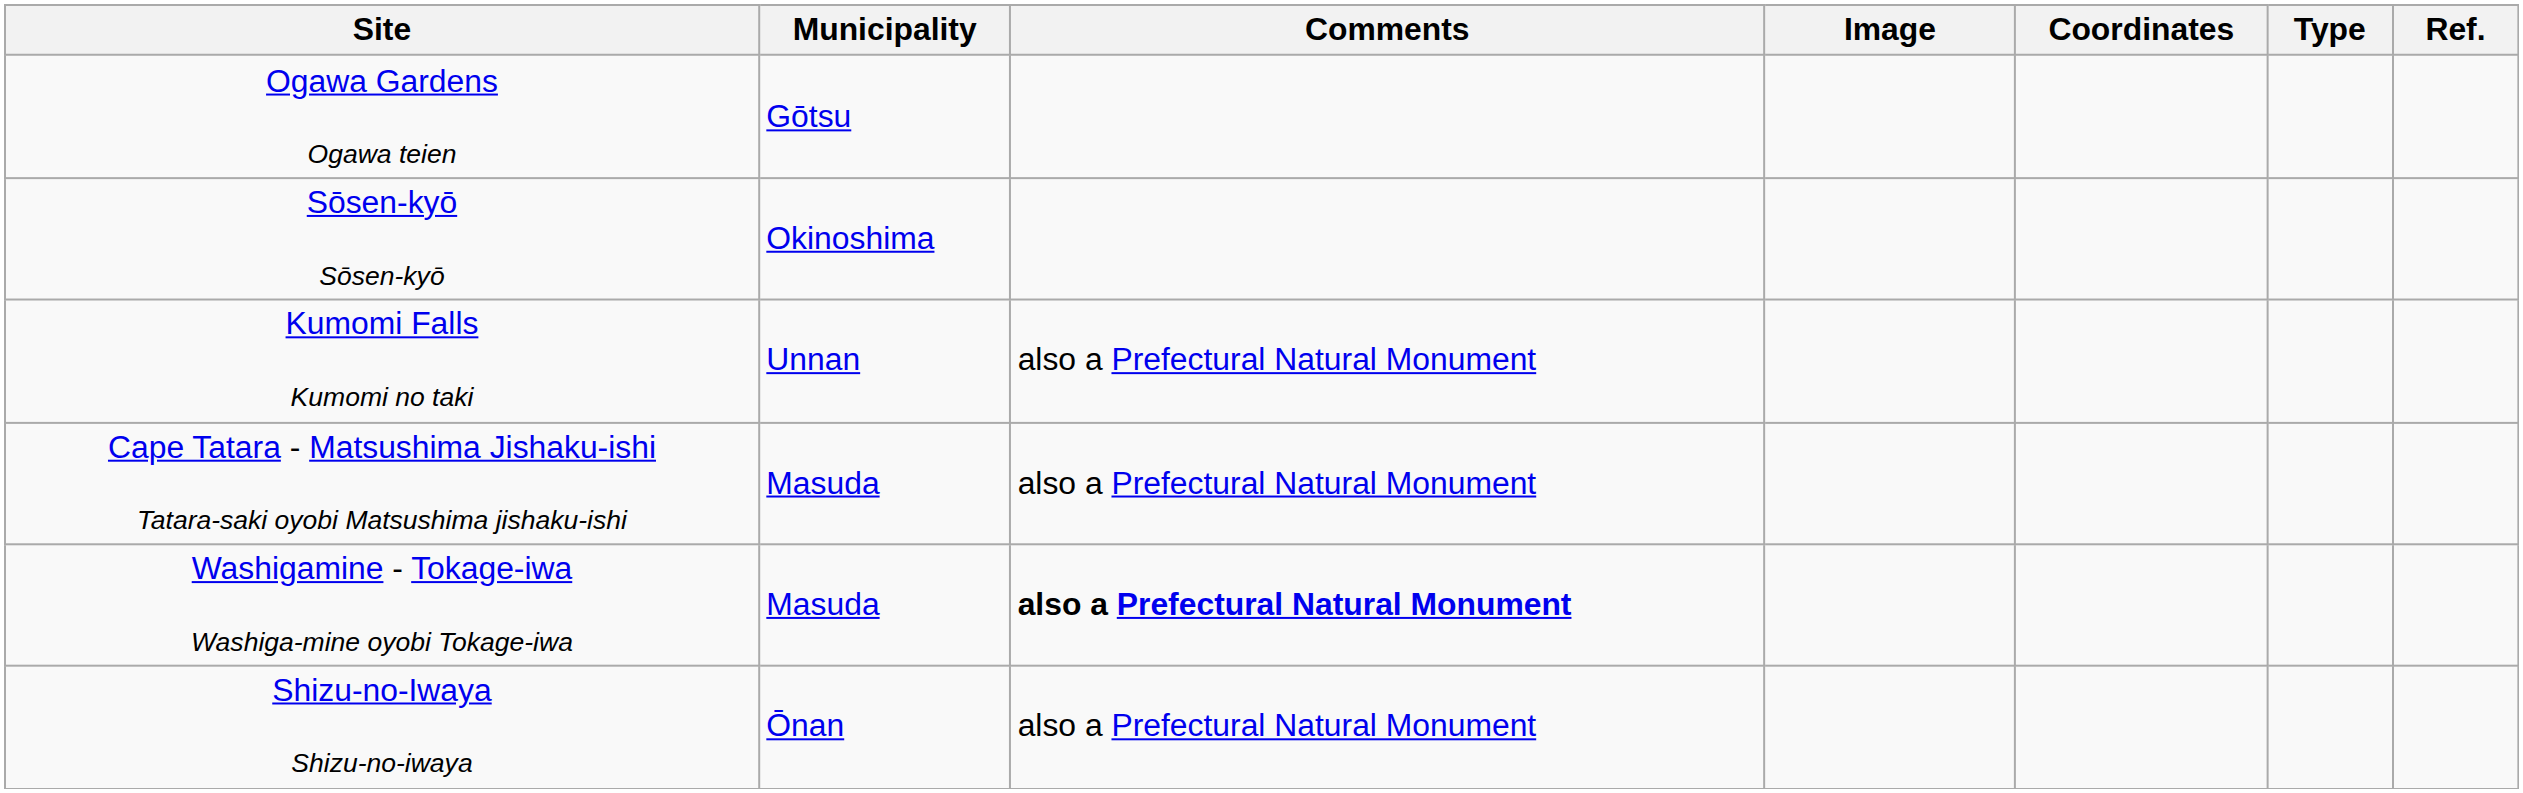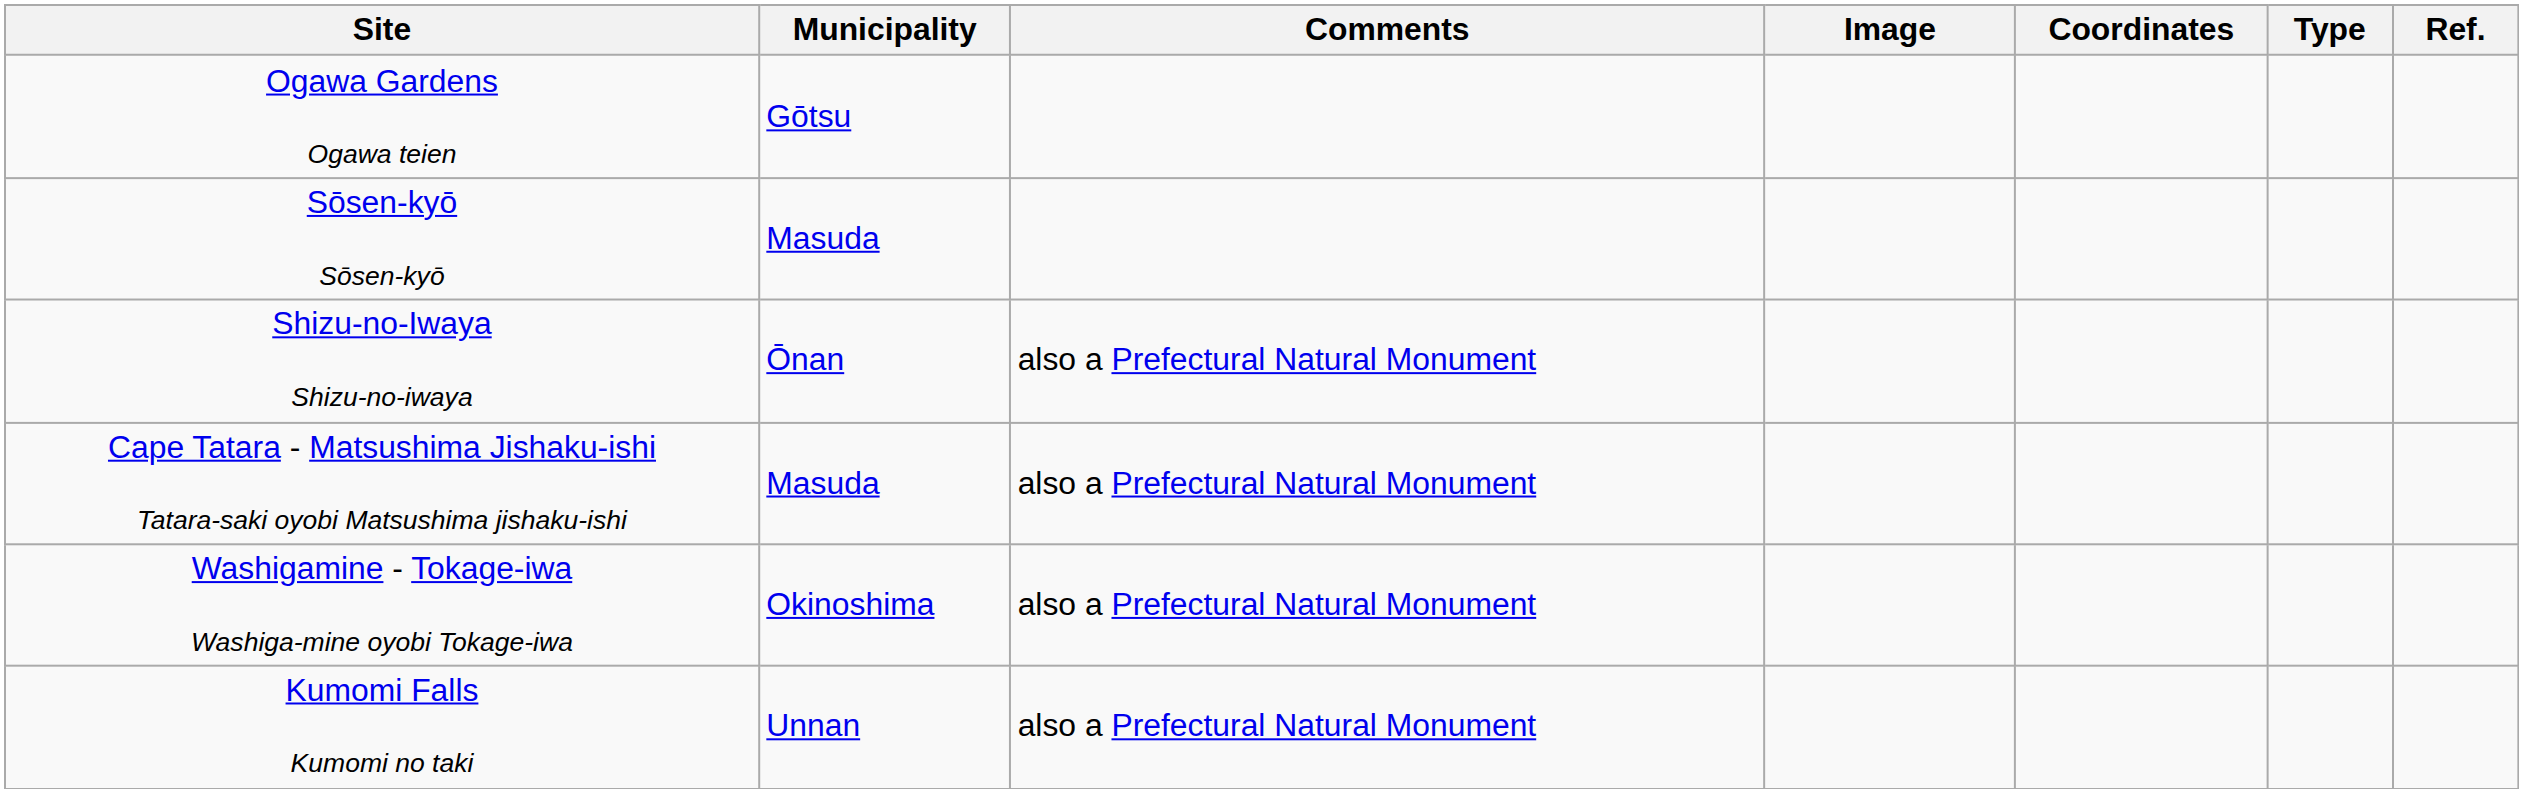(850, 238) Okinoshima -> (823, 238) Masuda
rows swapped: (382, 360) <-> (382, 726)
(823, 604) Masuda -> (850, 604) Okinoshima
(1295, 604) bold -> (1277, 604) normal
